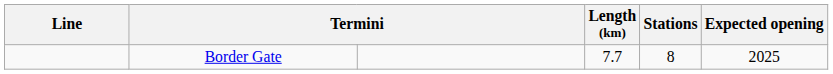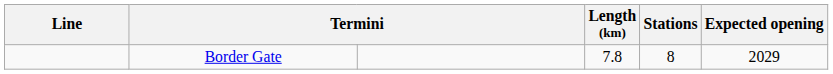(612, 57) 7.7 -> (612, 57) 7.8
(764, 57) 2025 -> (764, 57) 2029
